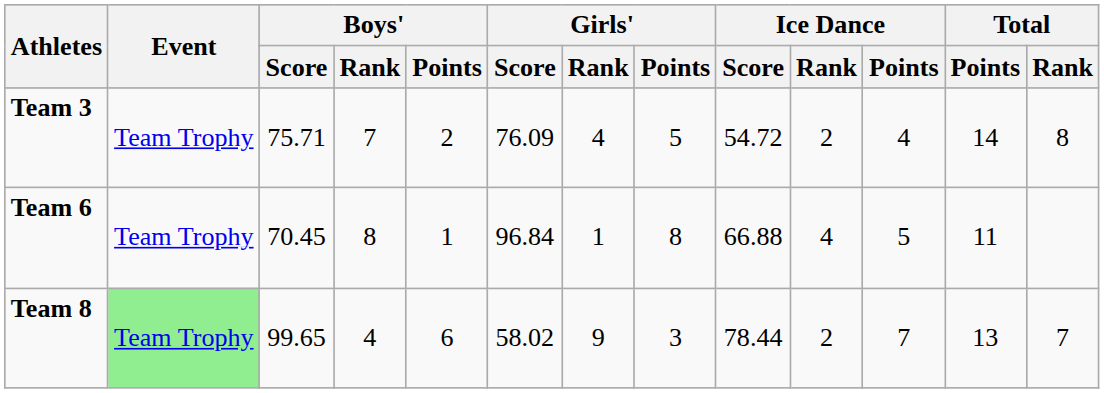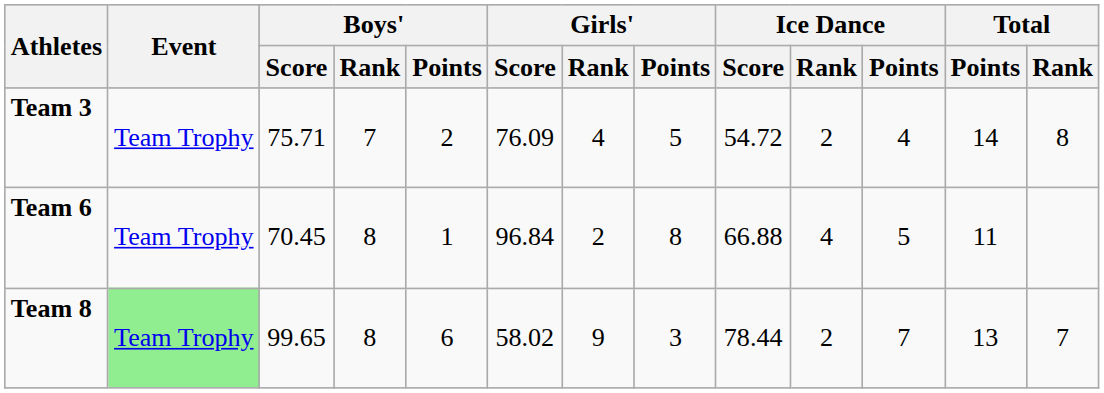(598, 237) 1 -> (598, 237) 2
(370, 337) 4 -> (370, 337) 8
